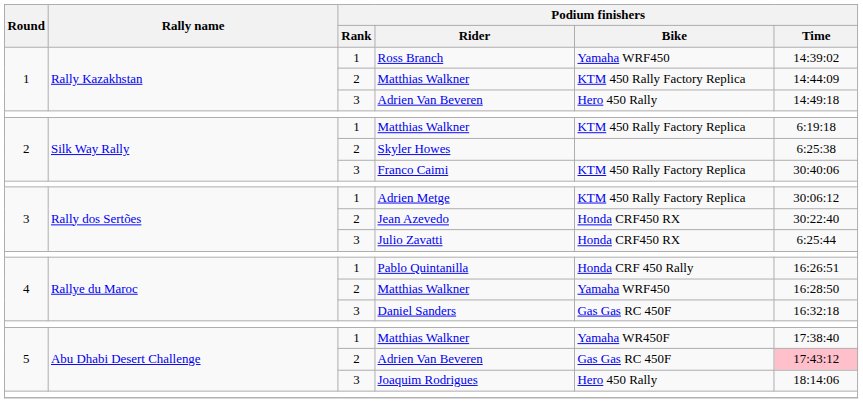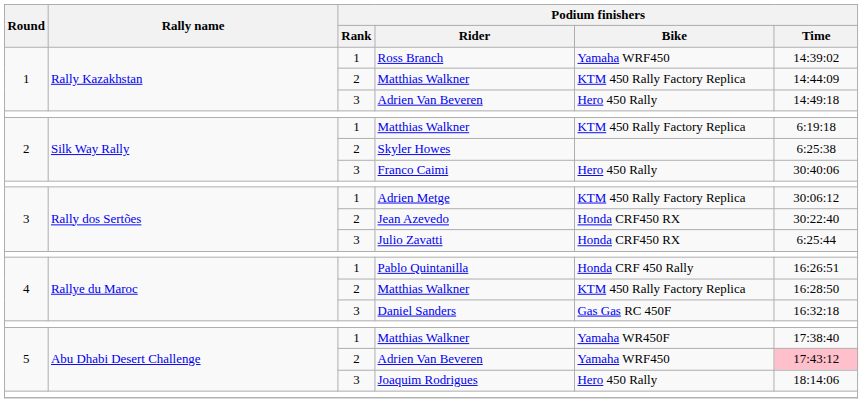(661, 170) KTM 450 Rally Factory Replica -> (617, 170) Hero 450 Rally
(624, 288) Yamaha WRF450 -> (661, 288) KTM 450 Rally Factory Replica
(624, 358) Gas Gas RC 450F -> (624, 358) Yamaha WRF450
